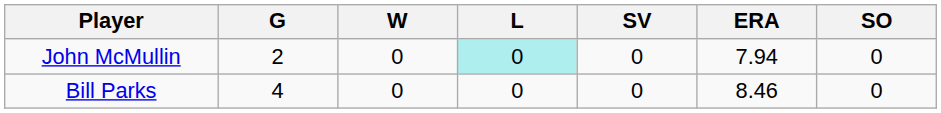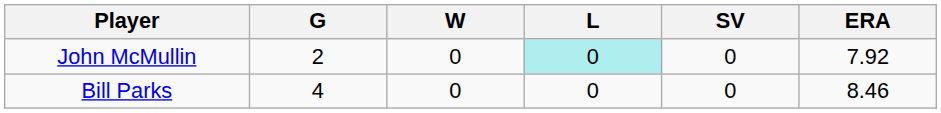- column: (877, 21)
(757, 56) 7.94 -> (868, 56) 7.92
